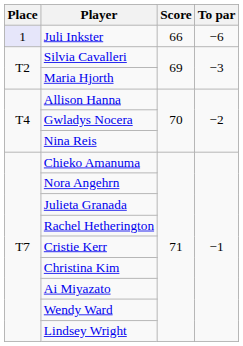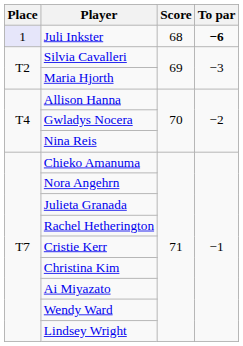(176, 36) 66 -> (176, 36) 68
(217, 36) normal -> (217, 36) bold
